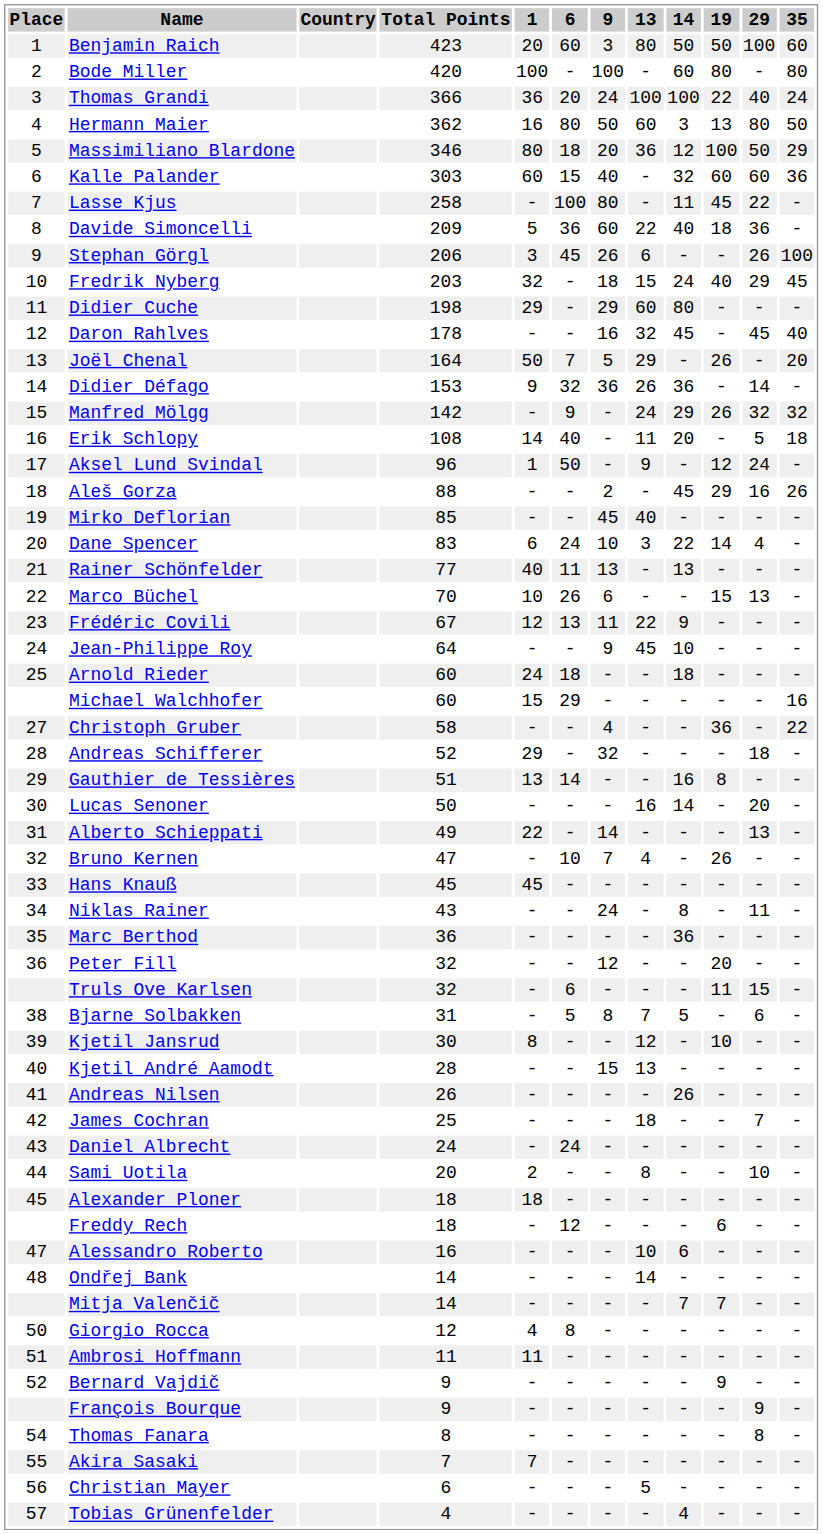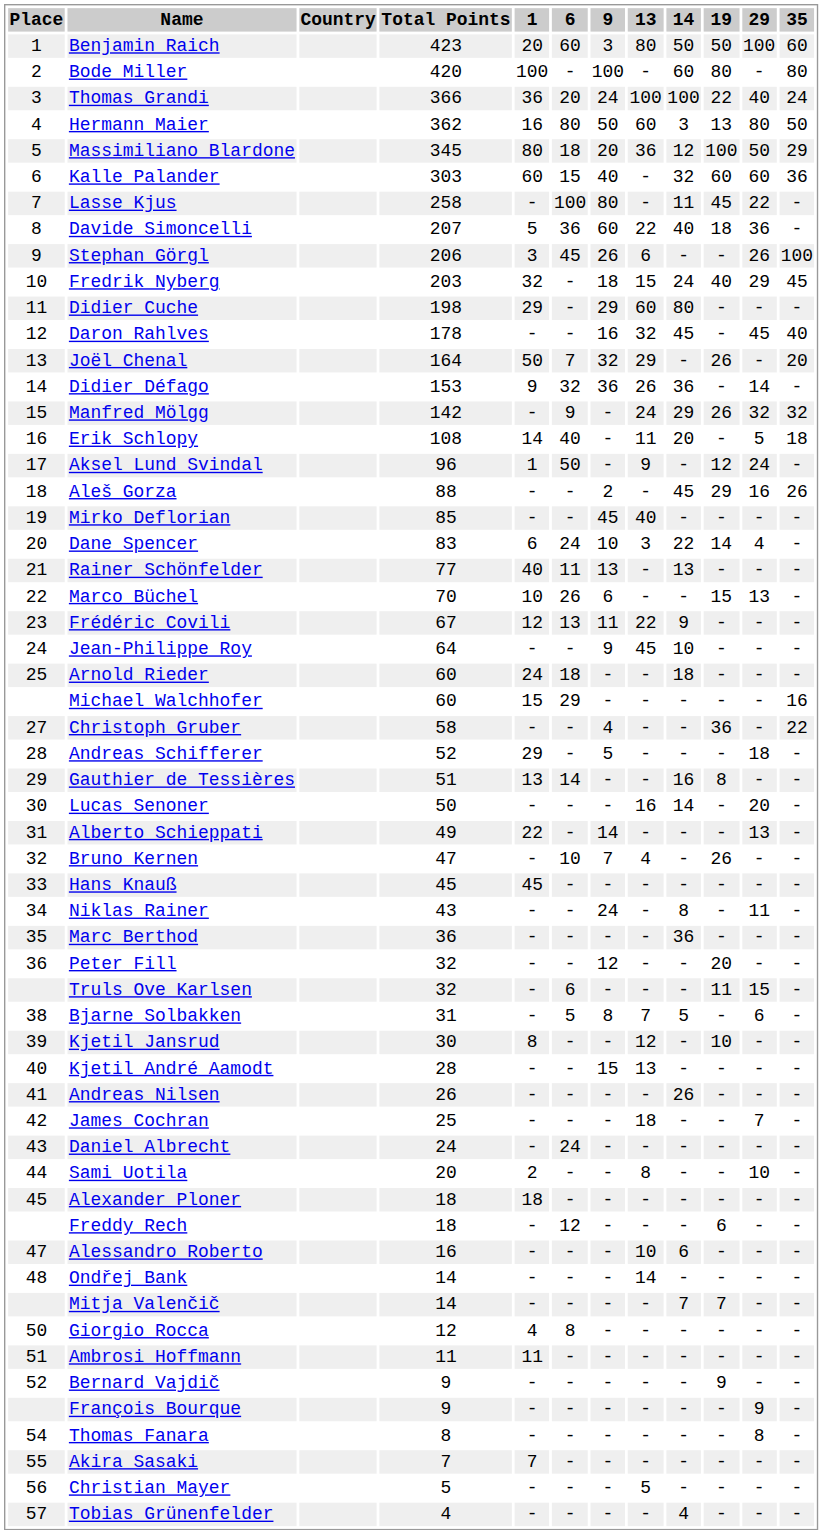(446, 151) 346 -> (446, 151) 345
(446, 230) 209 -> (446, 230) 207
(608, 361) 5 -> (608, 361) 32
(608, 754) 32 -> (608, 754) 5
(446, 1488) 6 -> (446, 1488) 5
